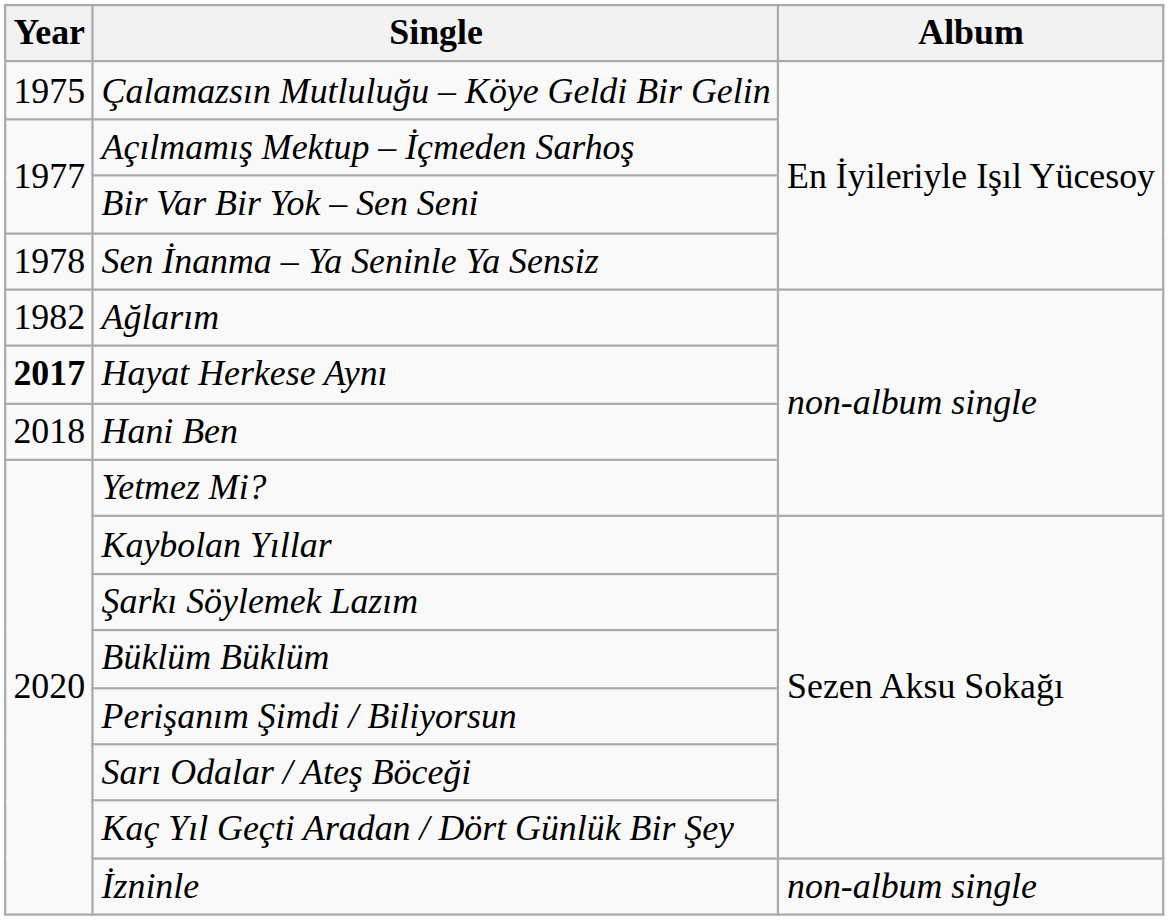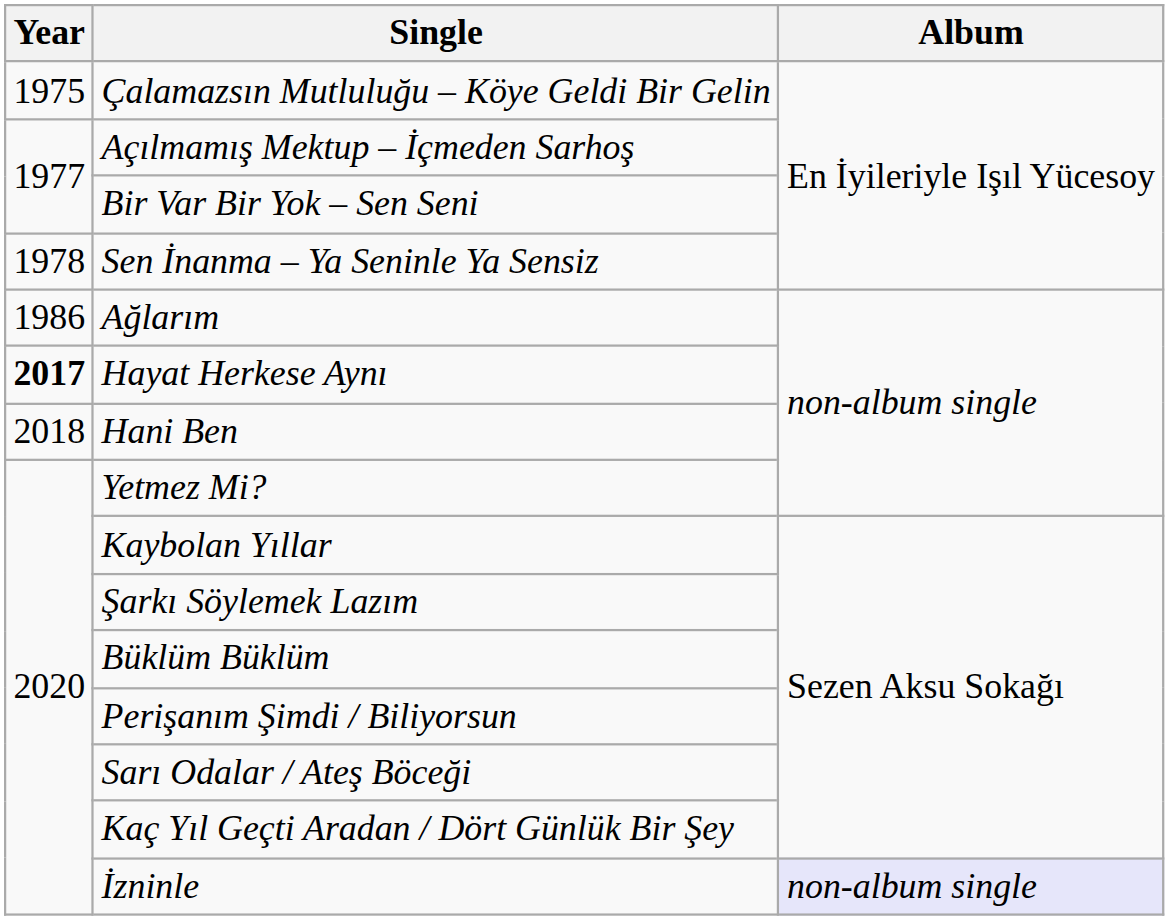(49, 317) 1982 -> (49, 317) 1986
(912, 885) no background -> (912, 885) lavender background
